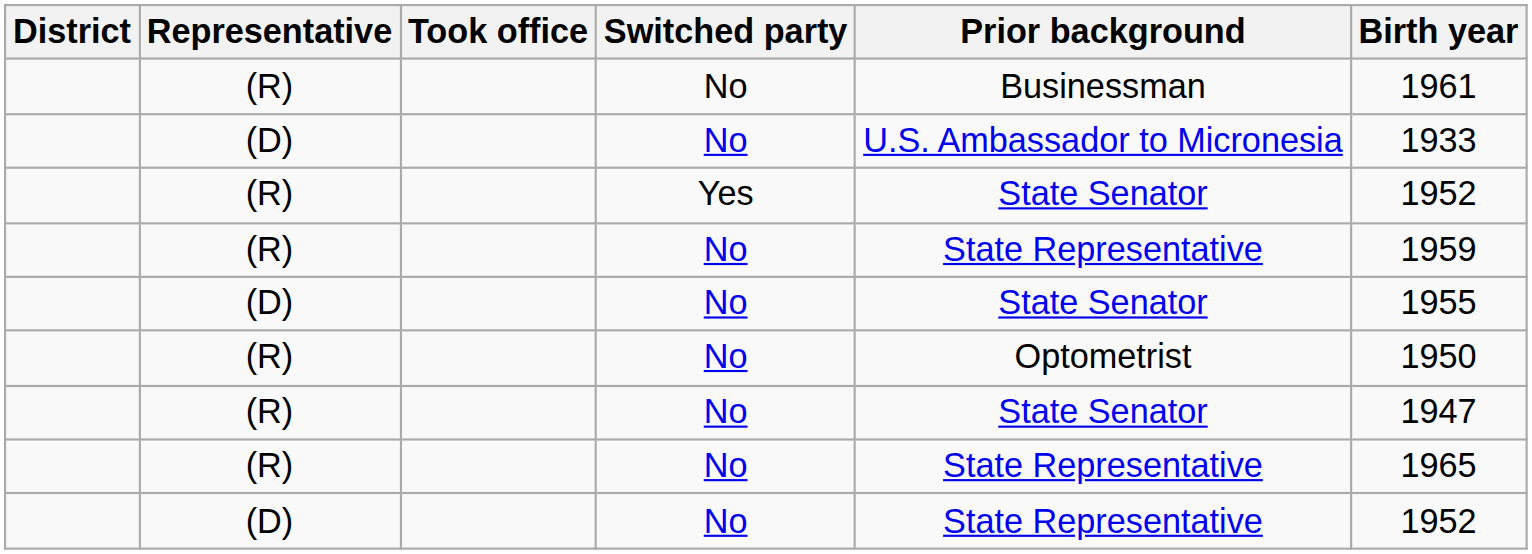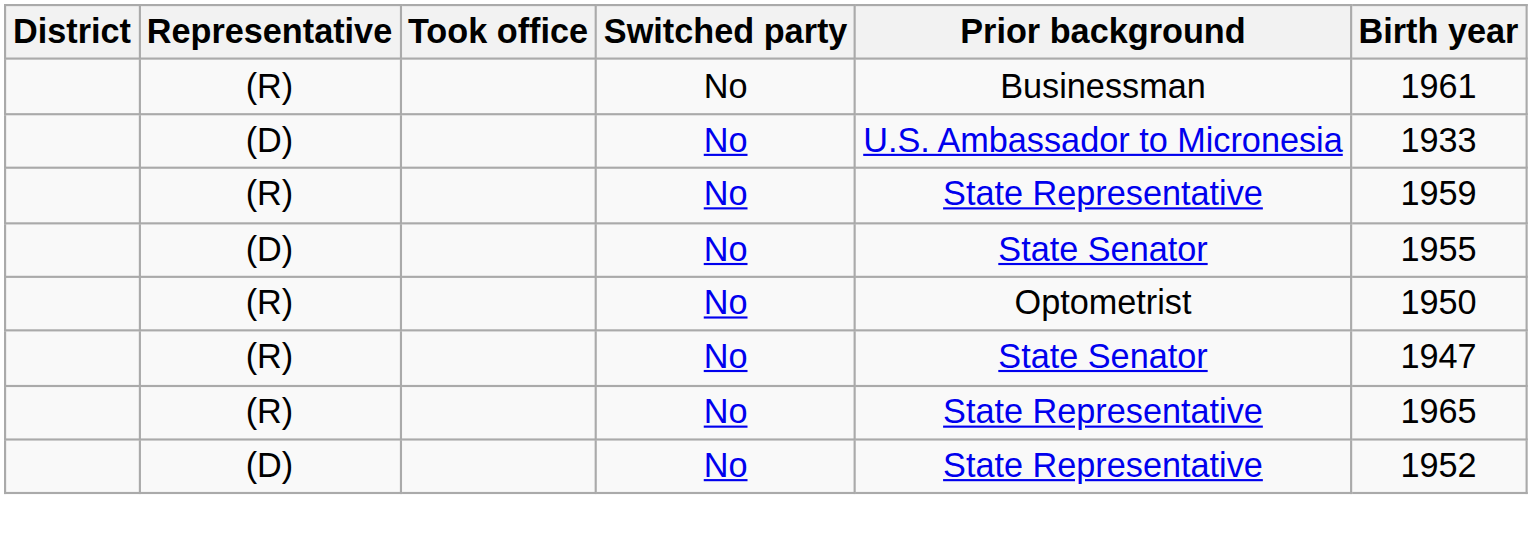- row: (269, 194)
